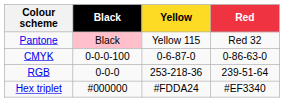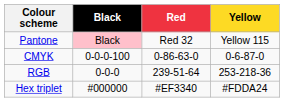columns swapped: (176, 18) <-> (245, 18)
